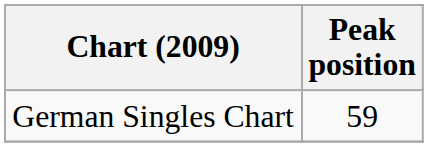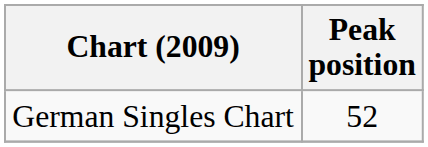(362, 115) 59 -> (362, 115) 52
